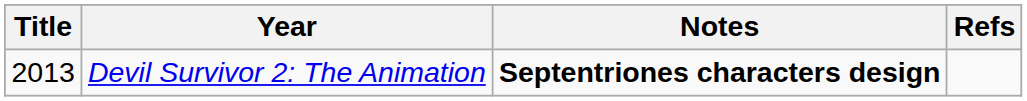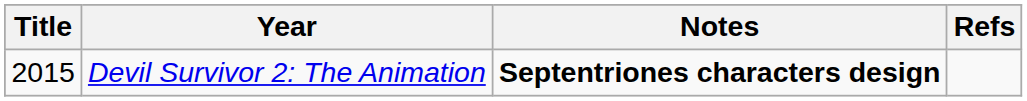(43, 72) 2013 -> (43, 72) 2015
